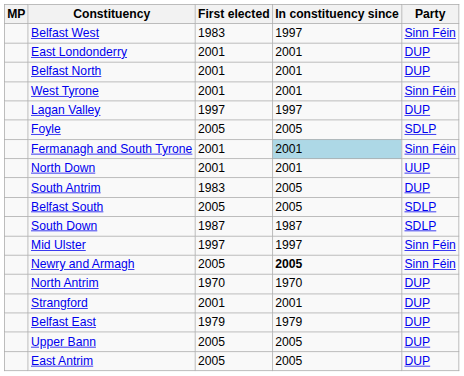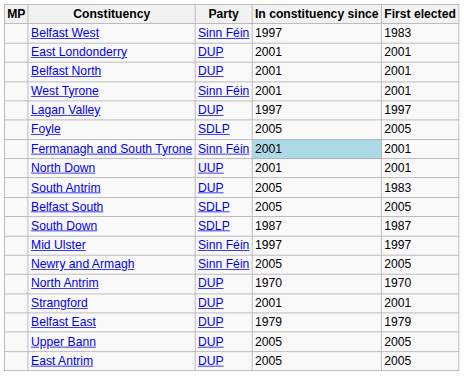columns swapped: (430, 14) <-> (234, 14)
(289, 264) bold -> (268, 264) normal
